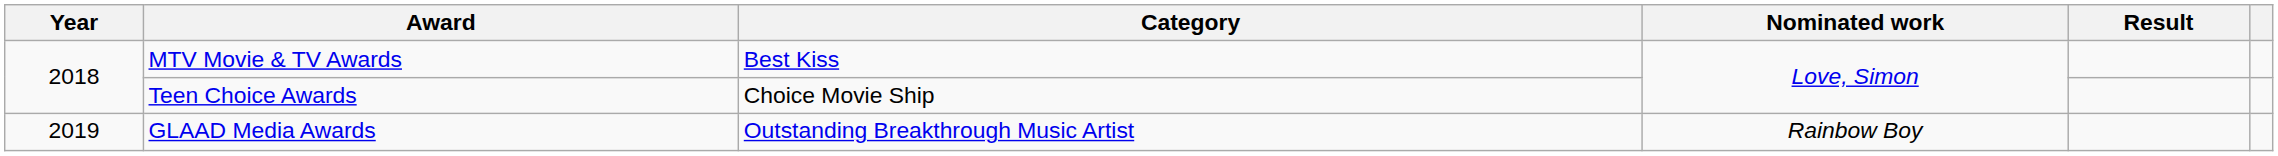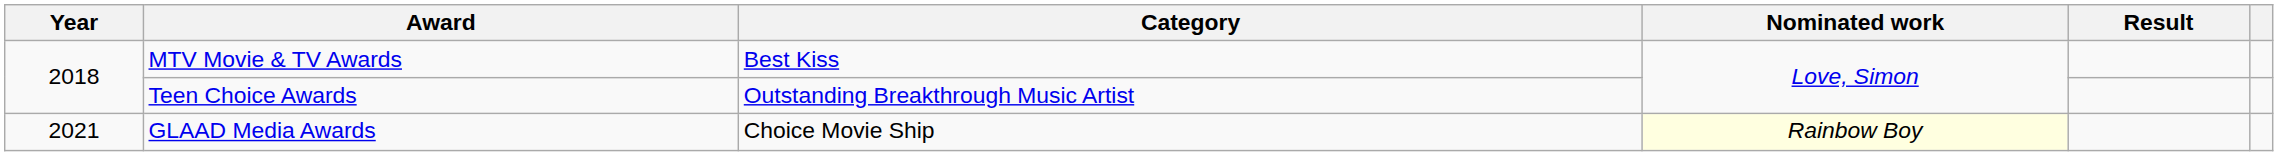(839, 95) Choice Movie Ship -> (939, 95) Outstanding Breakthrough Music Artist
(74, 131) 2019 -> (74, 131) 2021
(939, 131) Outstanding Breakthrough Music Artist -> (839, 131) Choice Movie Ship
(1855, 131) no background -> (1855, 131) lightyellow background
